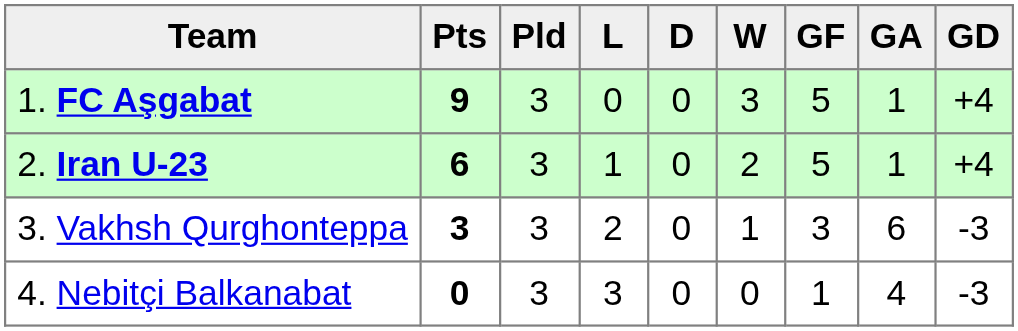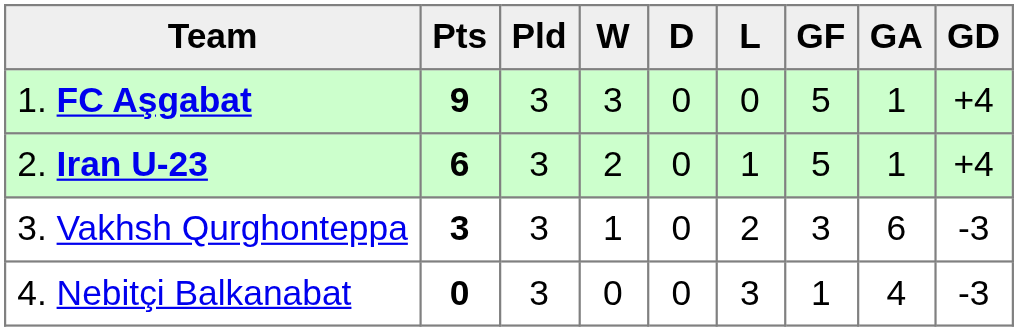columns swapped: (750, 36) <-> (613, 36)
